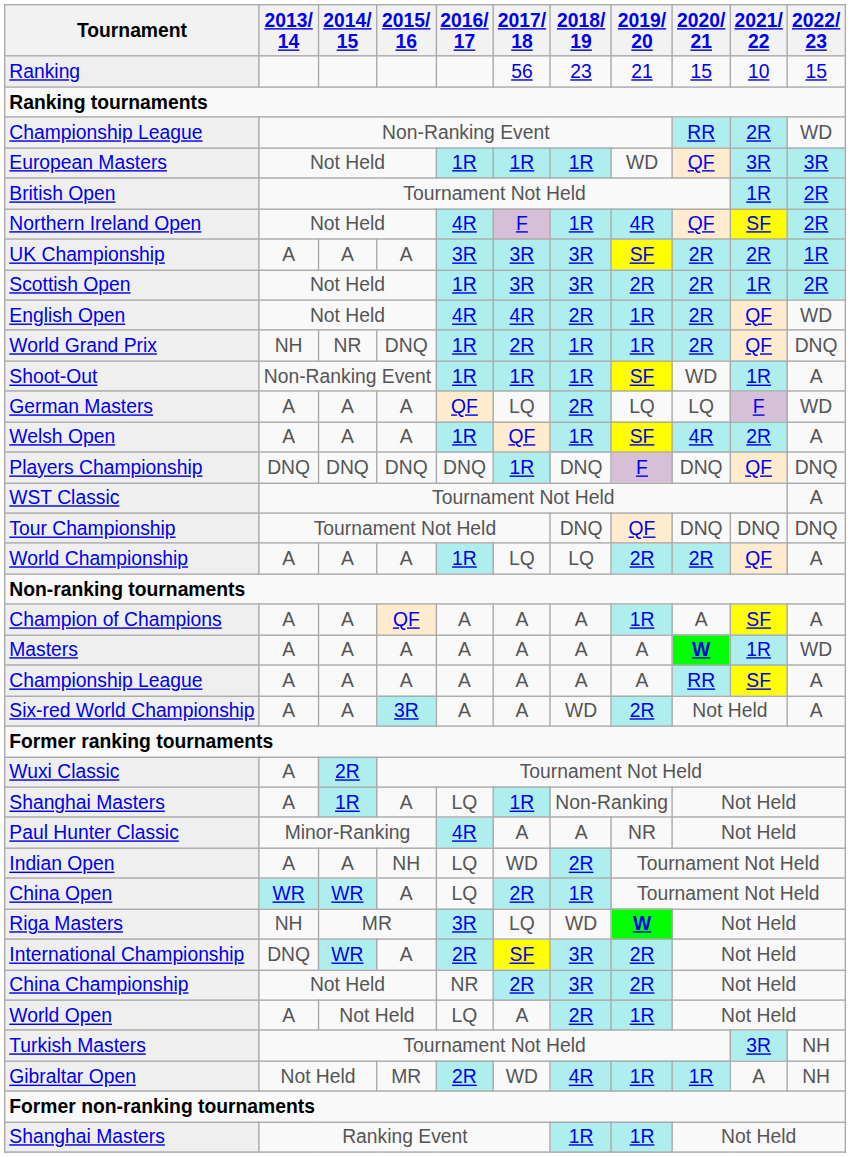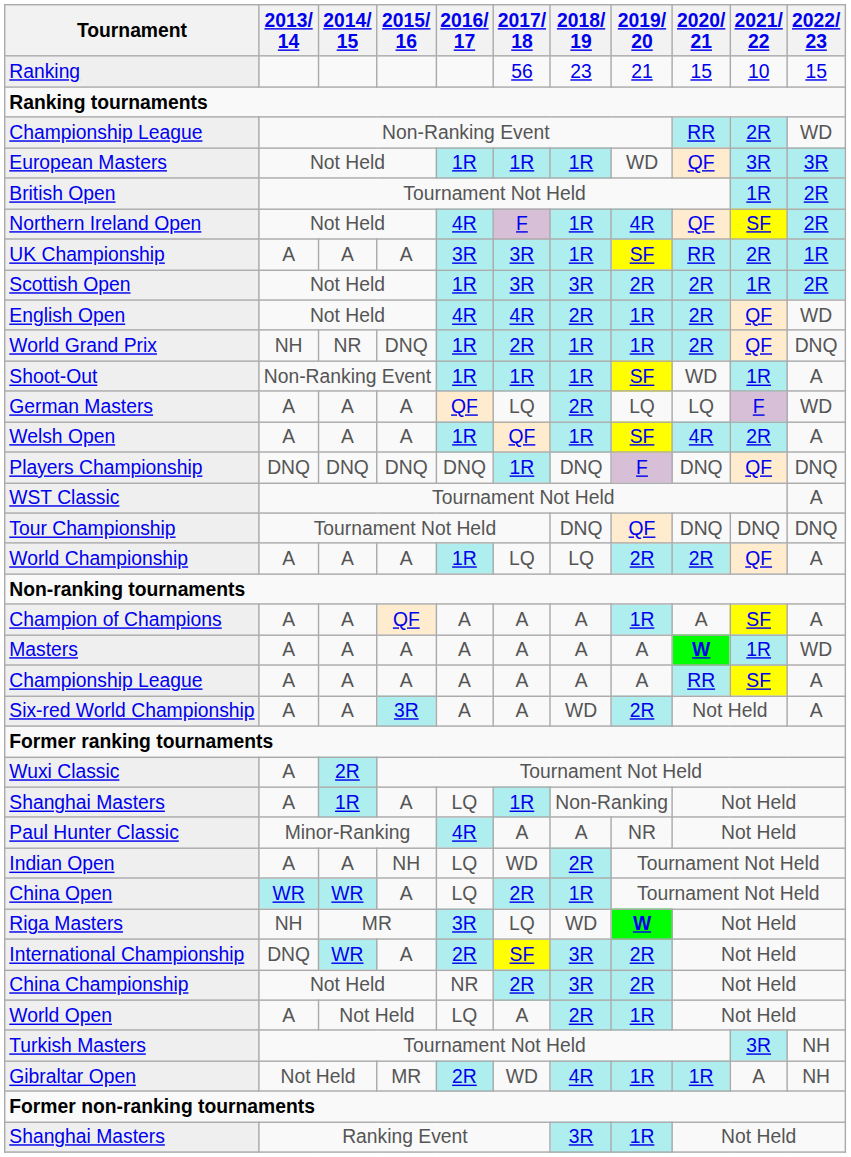(581, 254) 3R -> (581, 254) 1R
(701, 254) 2R -> (701, 254) RR
(581, 1137) 1R -> (581, 1137) 3R
